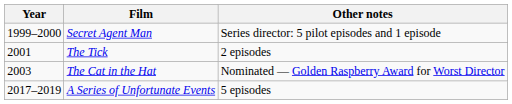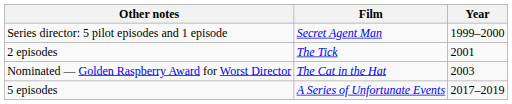columns swapped: (34, 14) <-> (363, 14)
